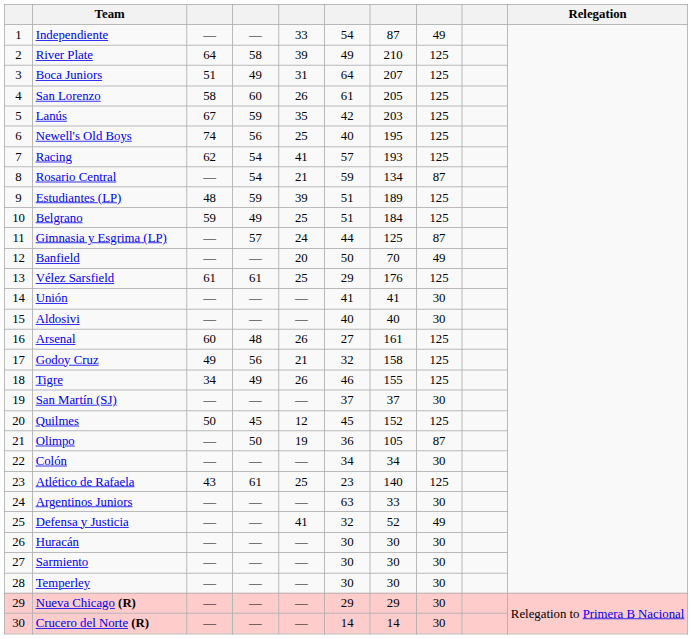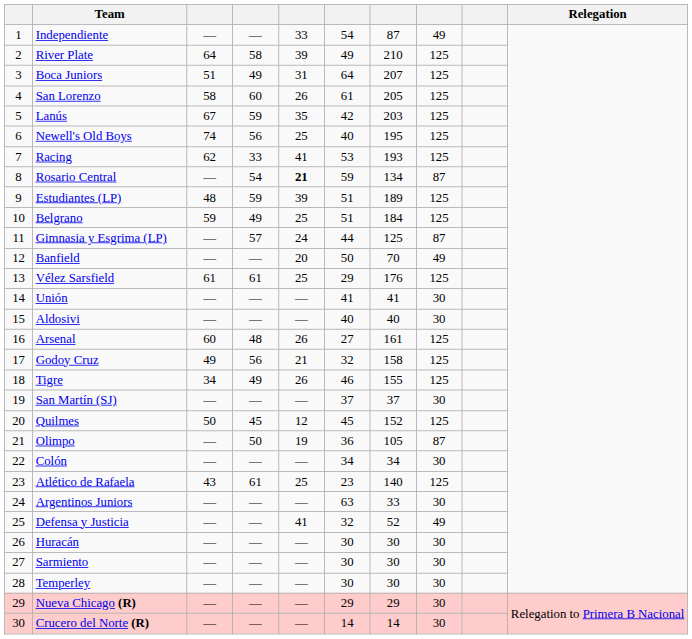(255, 156) 54 -> (255, 156) 33
(347, 156) 57 -> (347, 156) 53
(301, 177) normal -> (301, 177) bold
